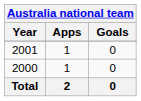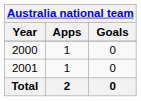rows swapped: (25, 68) <-> (25, 50)
